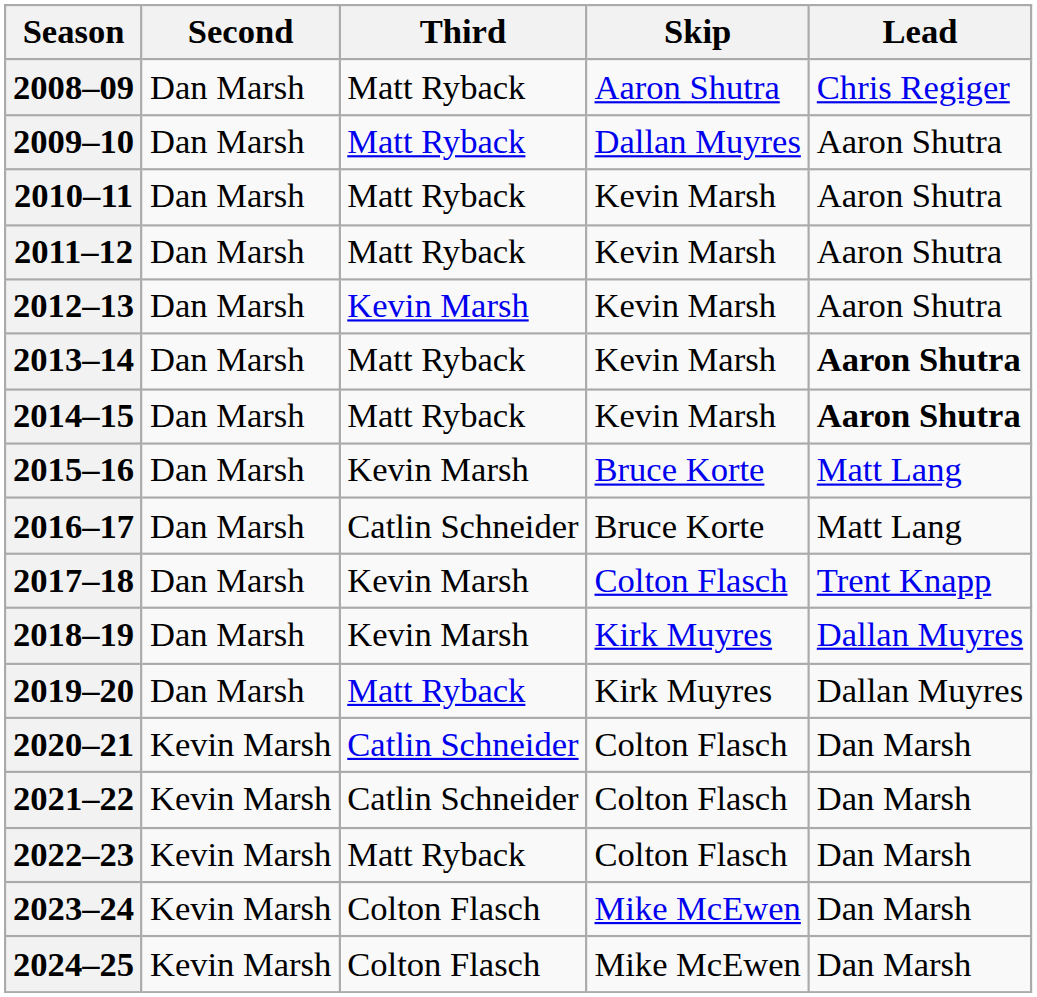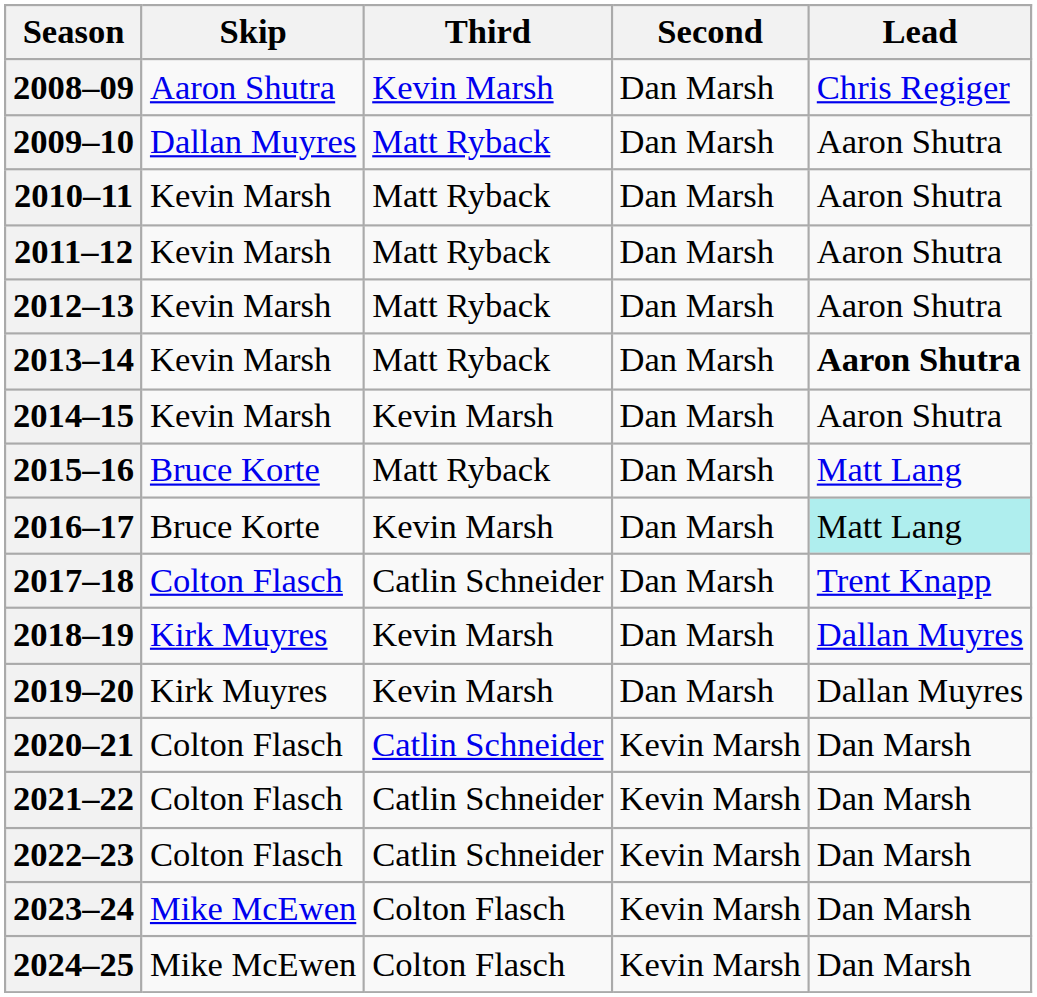columns swapped: (698, 31) <-> (241, 31)
(436, 86) Matt Ryback -> (463, 86) Kevin Marsh
(438, 305) Kevin Marsh -> (461, 305) Matt Ryback
(436, 415) Matt Ryback -> (463, 415) Kevin Marsh
(919, 415) bold -> (909, 415) normal
(438, 470) Kevin Marsh -> (461, 470) Matt Ryback
(463, 525) Catlin Schneider -> (463, 525) Kevin Marsh
(889, 525) no background -> (889, 525) paleturquoise background
(438, 580) Kevin Marsh -> (488, 580) Catlin Schneider
(436, 689) Matt Ryback -> (463, 689) Kevin Marsh
(436, 854) Matt Ryback -> (488, 854) Catlin Schneider
